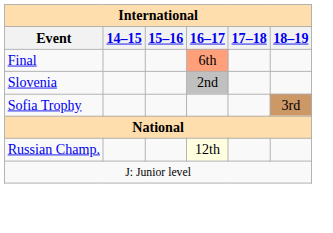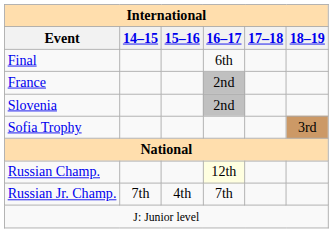(207, 60) lightsalmon background -> (224, 60) no background
+ row: (27, 82)
+ row: (62, 194)
